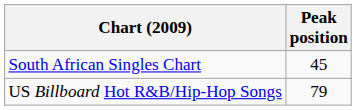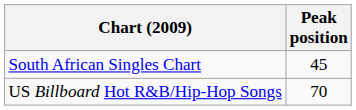(319, 91) 79 -> (319, 91) 70
